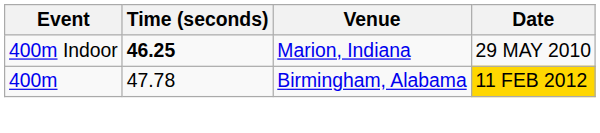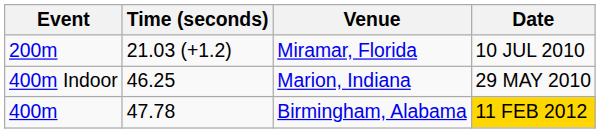+ row: (347, 50)
(151, 50) bold -> (151, 81) normal
